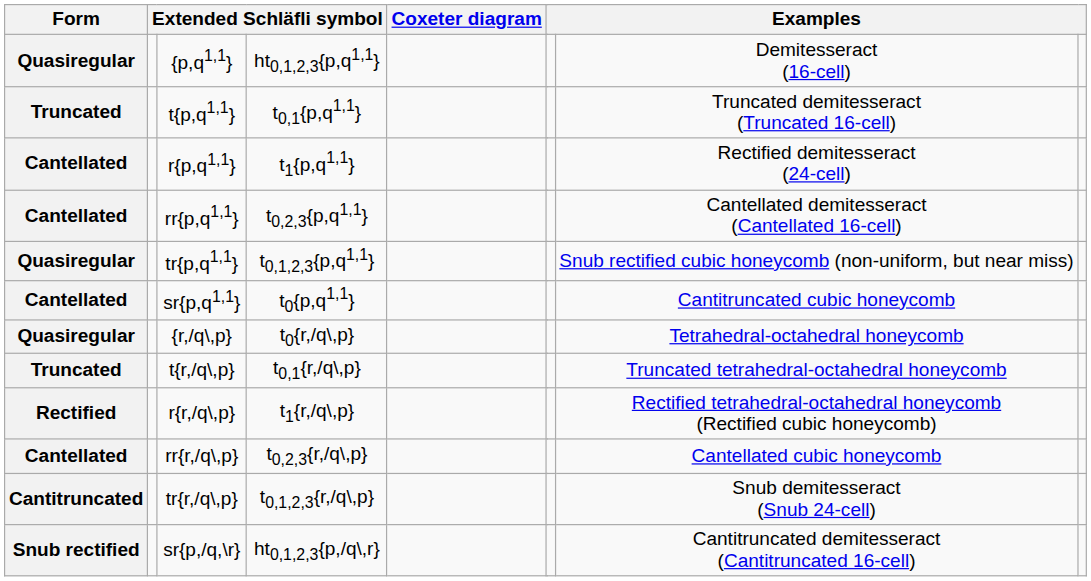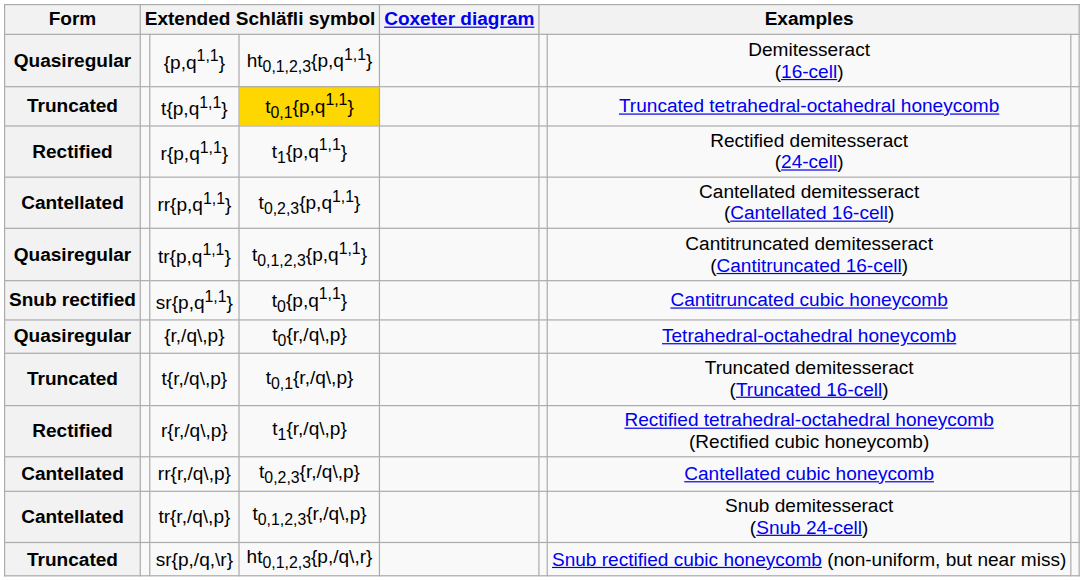(317, 112) no background -> (310, 106) gold background
(817, 112) Truncated demitesseract (Truncated 16-cell) -> (809, 105) Truncated tetrahedral-octahedral honeycomb
(76, 163) Cantellated -> (72, 151) Rectified
(817, 260) Snub rectified cubic honeycomb (non-uniform, but near miss) -> (809, 254) Cantitruncated demitesseract (Cantitruncated 16-cell)
(76, 299) Cantellated -> (72, 299) Snub rectified
(817, 370) Truncated tetrahedral-octahedral honeycomb -> (809, 379) Truncated demitesseract (Truncated 16-cell)
(76, 498) Cantitruncated -> (72, 516) Cantellated
(76, 550) Snub rectified -> (72, 559) Truncated
(817, 550) Cantitruncated demitesseract (Cantitruncated 16-cell) -> (809, 559) Snub rectified cubic honeycomb (non-uniform, but near miss)
